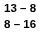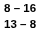rows swapped: (20, 24) <-> (20, 8)
